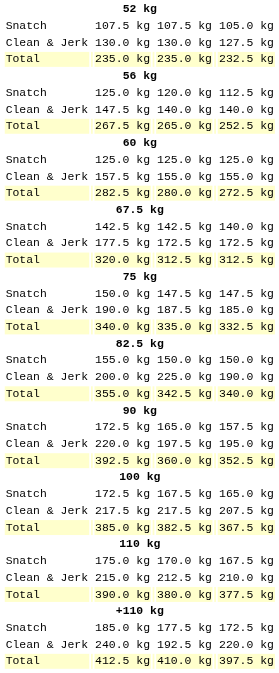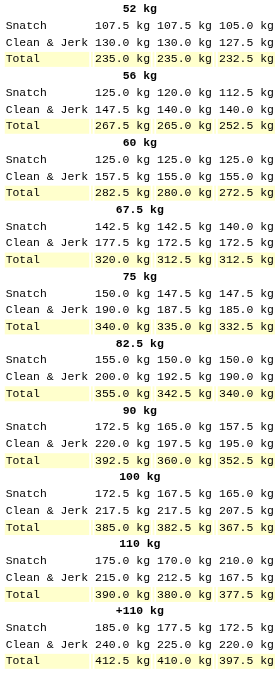(185, 377) 225.0 kg -> (185, 377) 192.5 kg
(246, 561) 167.5 kg -> (246, 561) 210.0 kg
(246, 578) 210.0 kg -> (246, 578) 167.5 kg
(185, 645) 192.5 kg -> (185, 645) 225.0 kg
